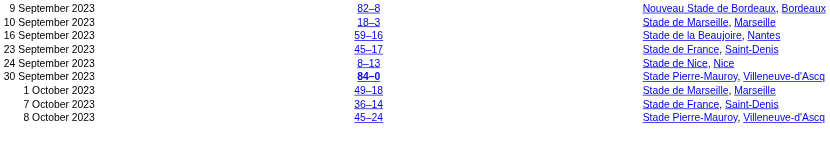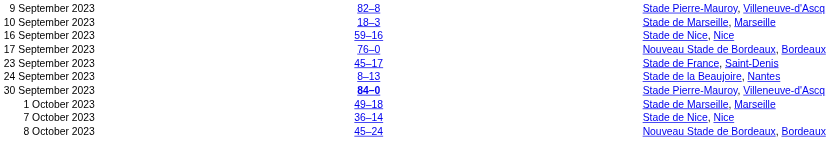(734, 8) Nouveau Stade de Bordeaux, Bordeaux -> (734, 8) Stade Pierre-Mauroy, Villeneuve-d'Ascq
(711, 36) Stade de la Beaujoire, Nantes -> (688, 36) Stade de Nice, Nice
+ row: (49, 49)
(688, 63) Stade de Nice, Nice -> (711, 77) Stade de la Beaujoire, Nantes
(711, 104) Stade de France, Saint-Denis -> (688, 118) Stade de Nice, Nice
(734, 118) Stade Pierre-Mauroy, Villeneuve-d'Ascq -> (734, 131) Nouveau Stade de Bordeaux, Bordeaux
